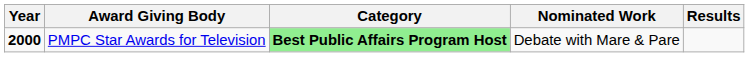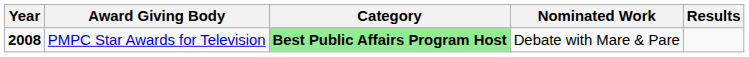(24, 39) 2000 -> (24, 39) 2008
